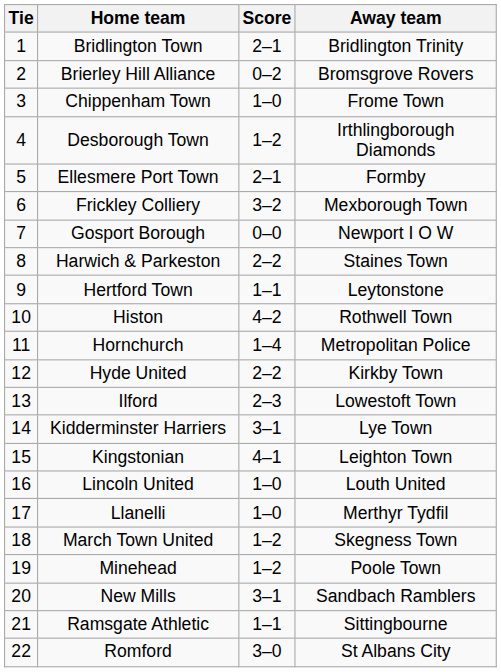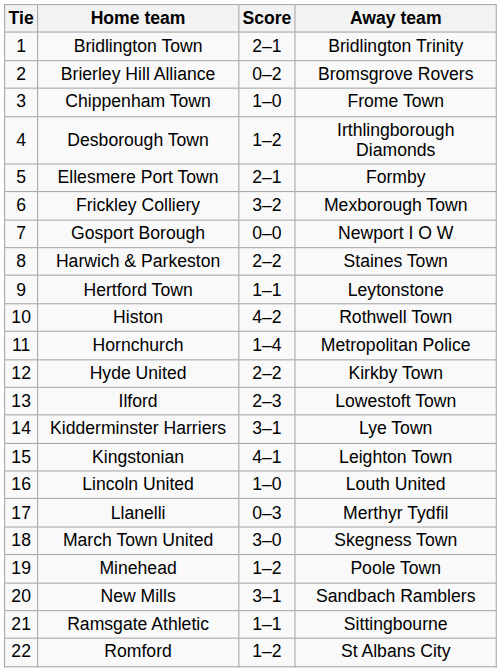(267, 512) 1–0 -> (267, 512) 0–3
(267, 540) 1–2 -> (267, 540) 3–0
(267, 652) 3–0 -> (267, 652) 1–2
